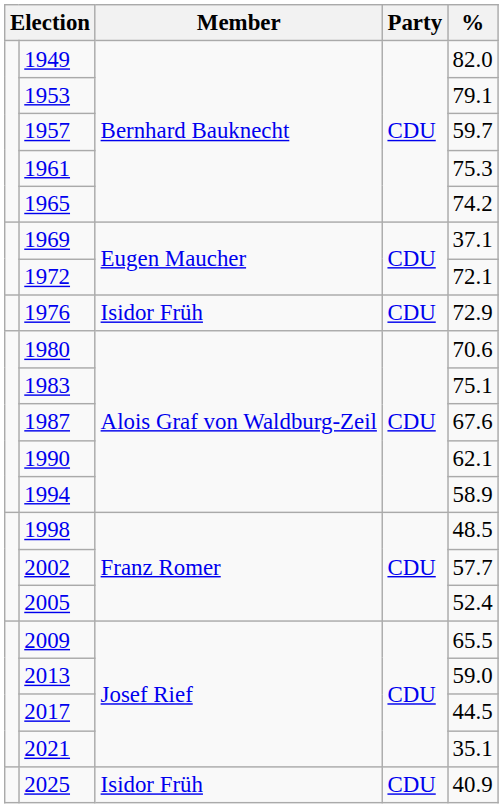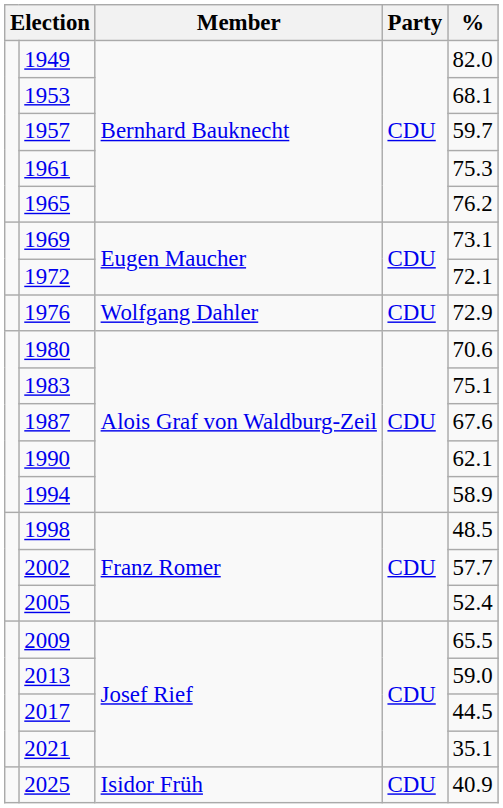(473, 95) 79.1 -> (473, 95) 68.1
(473, 204) 74.2 -> (473, 204) 76.2
(473, 240) 37.1 -> (473, 240) 73.1
(152, 312) Isidor Früh -> (179, 312) Wolfgang Dahler
